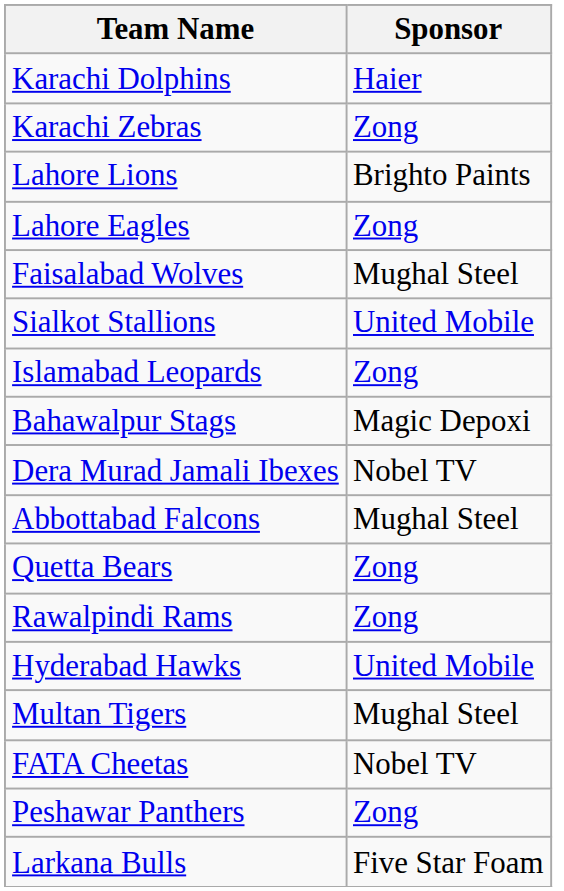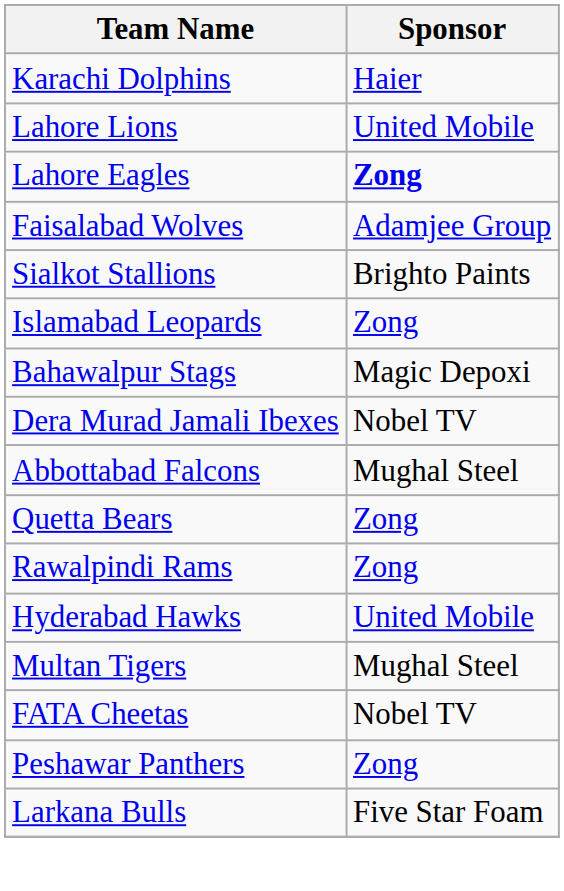- row: (107, 126)
(442, 175) Brighto Paints -> (443, 126) United Mobile
(386, 224) normal -> (387, 175) bold
(436, 273) Mughal Steel -> (452, 224) Adamjee Group
(443, 322) United Mobile -> (442, 273) Brighto Paints
